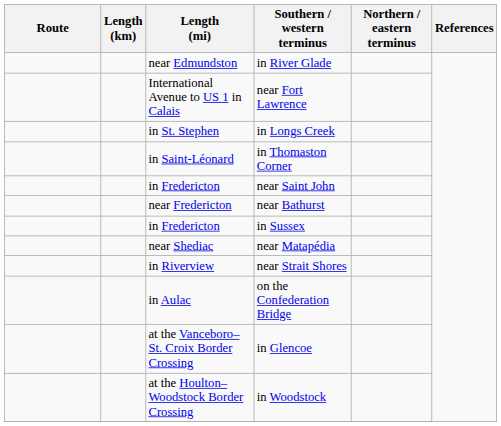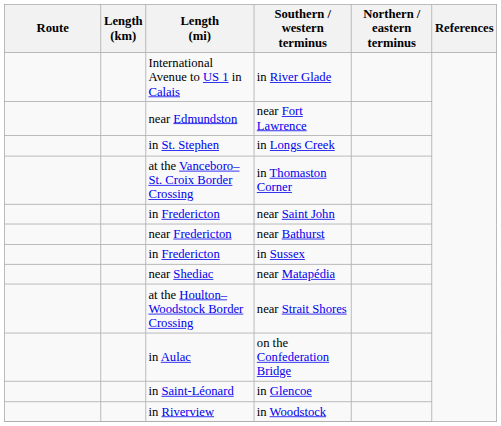(193, 63) near Edmundston -> (195, 77) International Avenue to US 1 in Calais
(195, 97) International Avenue to US 1 in Calais -> (193, 118) near Edmundston
(191, 158) in Saint-Léonard -> (194, 180) at the Vanceboro–St. Croix Border Crossing
(181, 266) in Riverview -> (196, 308) at the Houlton–Woodstock Border Crossing
(194, 348) at the Vanceboro–St. Croix Border Crossing -> (191, 391) in Saint-Léonard
(196, 397) at the Houlton–Woodstock Border Crossing -> (181, 411) in Riverview
